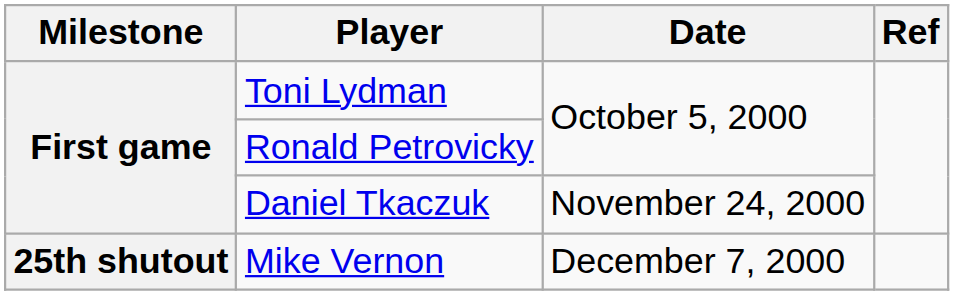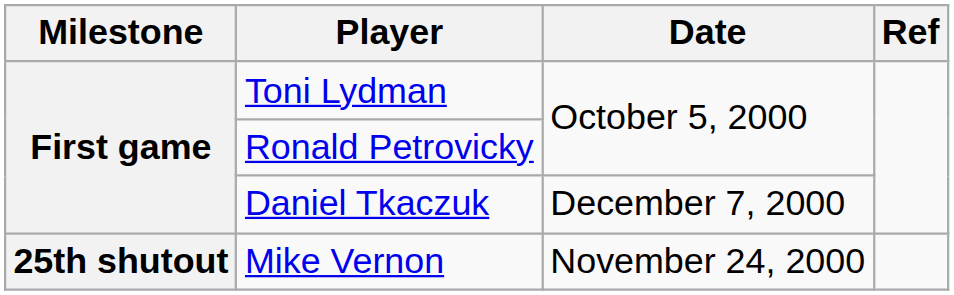(708, 203) November 24, 2000 -> (698, 203) December 7, 2000
(698, 260) December 7, 2000 -> (708, 260) November 24, 2000
